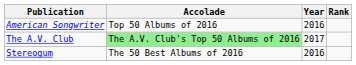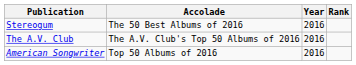rows swapped: (55, 25) <-> (30, 53)
(204, 39) lightgreen background -> (204, 39) no background
(314, 39) 2017 -> (314, 39) 2016
